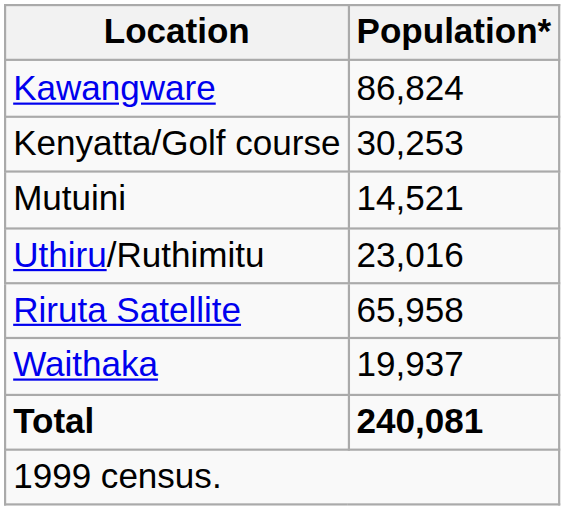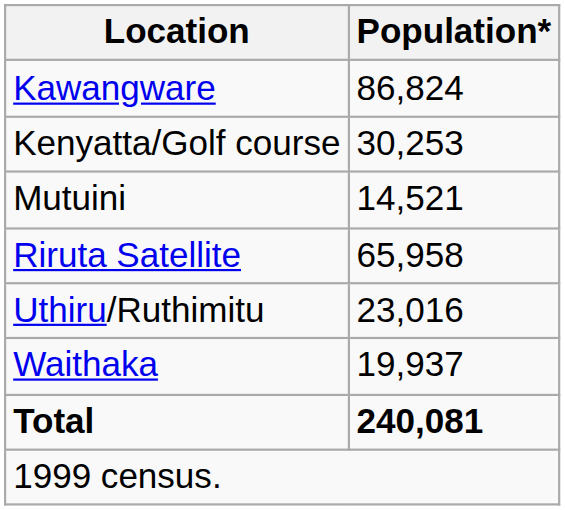rows swapped: (127, 310) <-> (139, 254)
